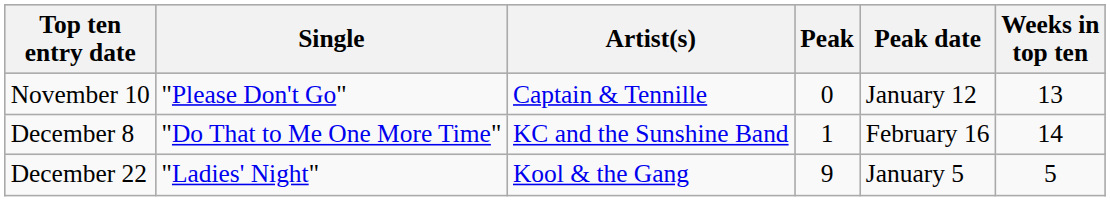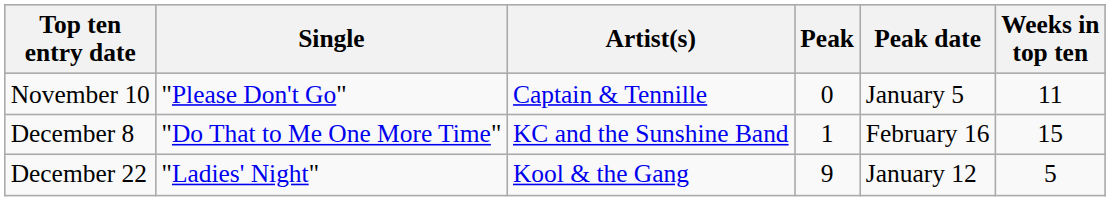(921, 93) January 12 -> (915, 93) January 5
(1050, 93) 13 -> (1050, 93) 11
(1050, 133) 14 -> (1050, 133) 15
(915, 174) January 5 -> (921, 174) January 12
